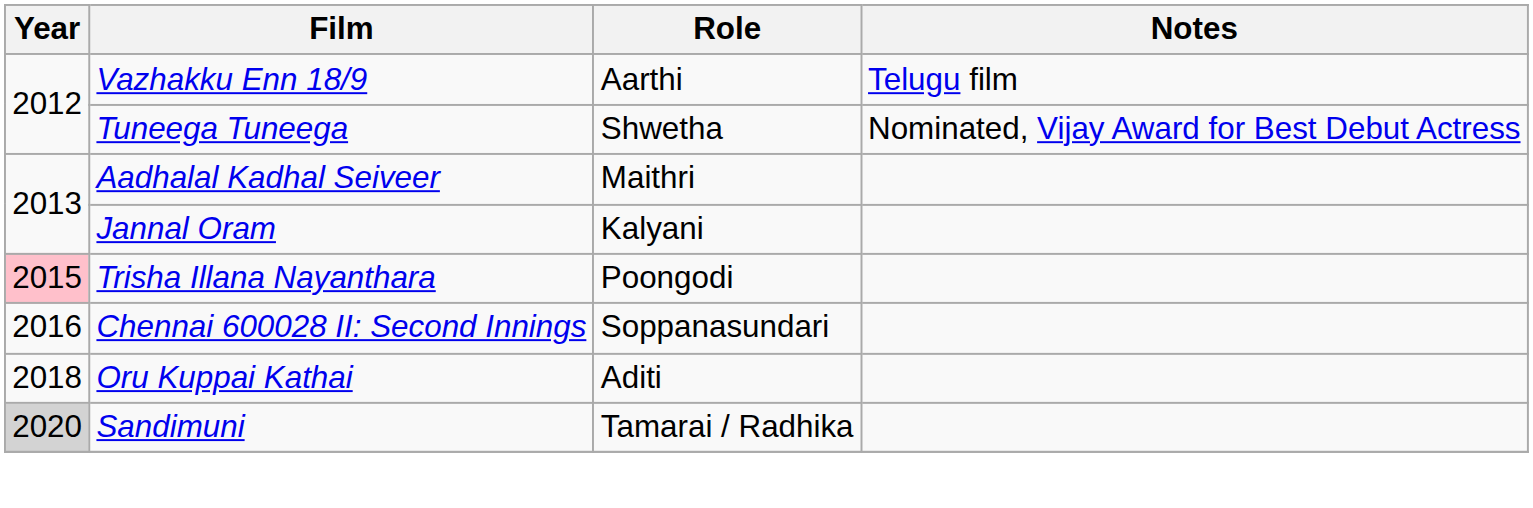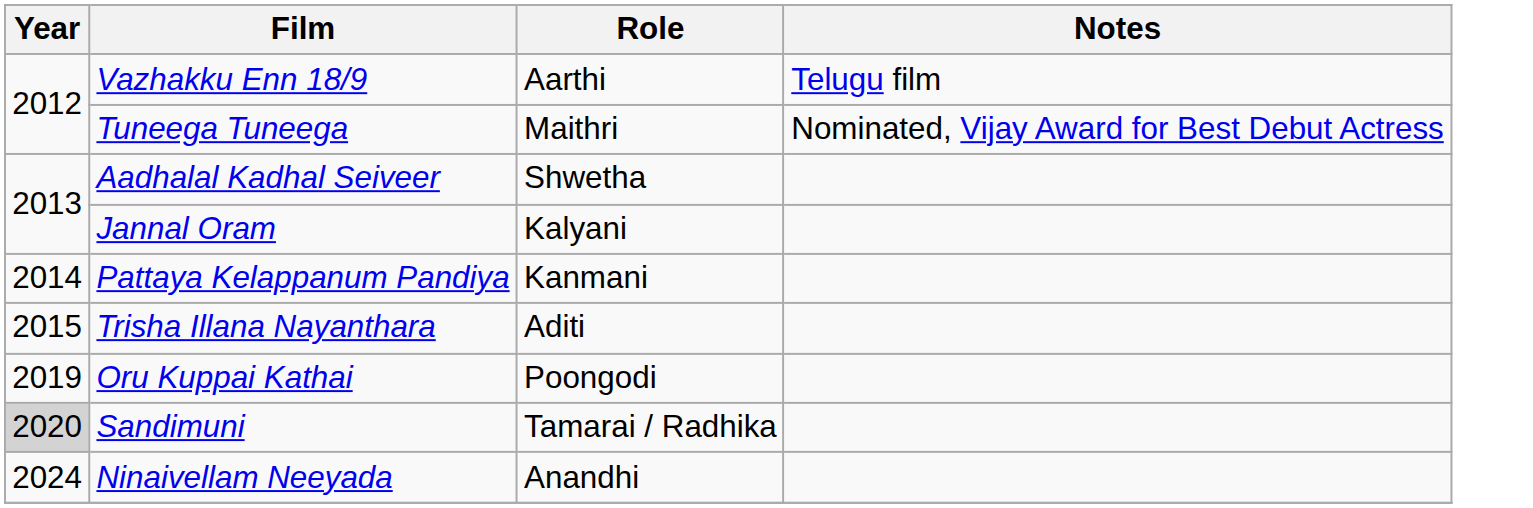(662, 128) Shwetha -> (571, 128) Maithri
(648, 178) Maithri -> (585, 178) Shwetha
+ row: (303, 278)
(47, 278) pink background -> (47, 327) no background
(667, 278) Poongodi -> (555, 327) Aditi
- row: (341, 327)
(47, 377) 2018 -> (47, 377) 2019
(631, 377) Aditi -> (590, 377) Poongodi
+ row: (245, 476)
